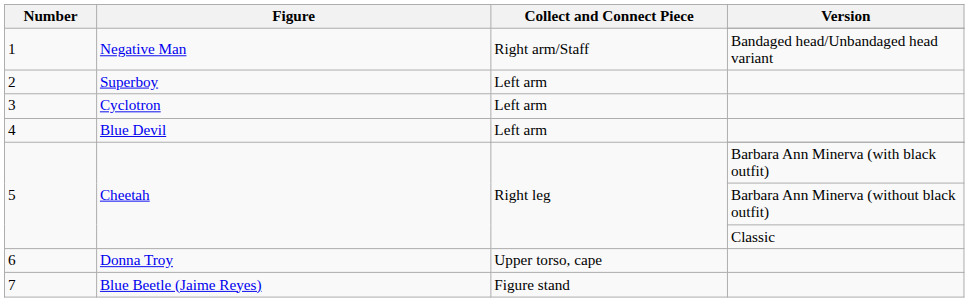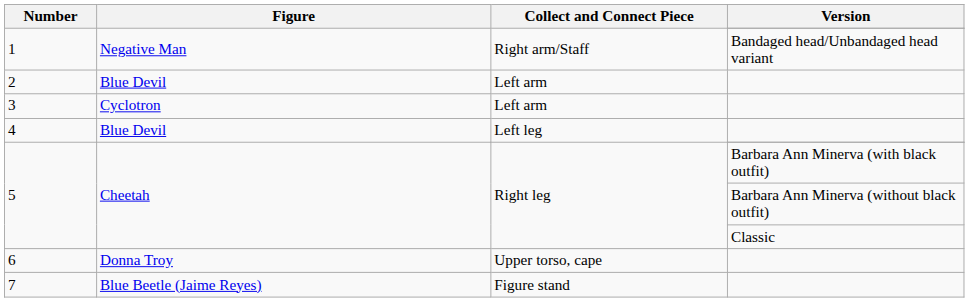(129, 81) Superboy -> (133, 81) Blue Devil
(521, 130) Left arm -> (518, 130) Left leg
